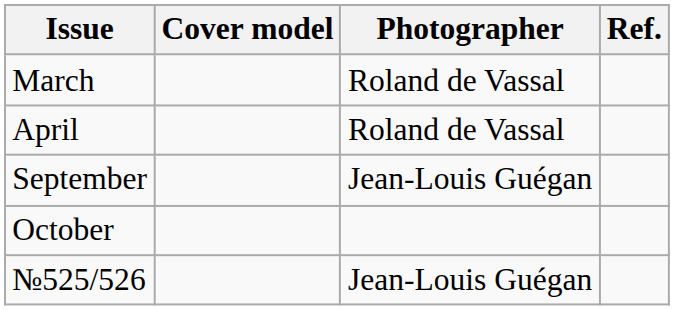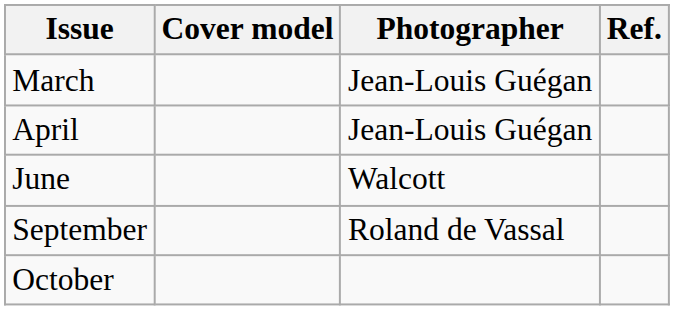(456, 79) Roland de Vassal -> (470, 79) Jean-Louis Guégan
(456, 129) Roland de Vassal -> (470, 129) Jean-Louis Guégan
+ row: (41, 179)
(470, 179) Jean-Louis Guégan -> (456, 229) Roland de Vassal
- row: (79, 279)
